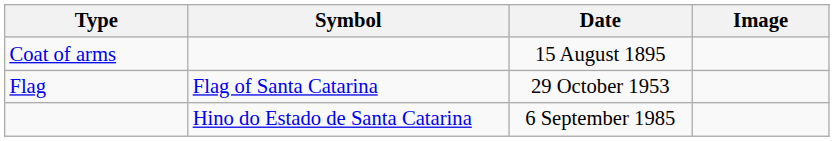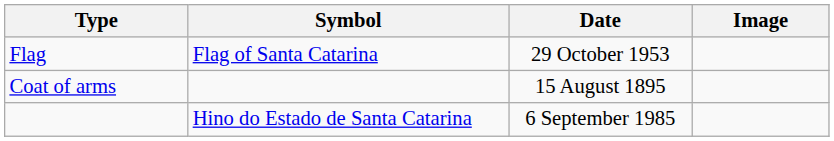rows swapped: (28, 86) <-> (63, 53)
